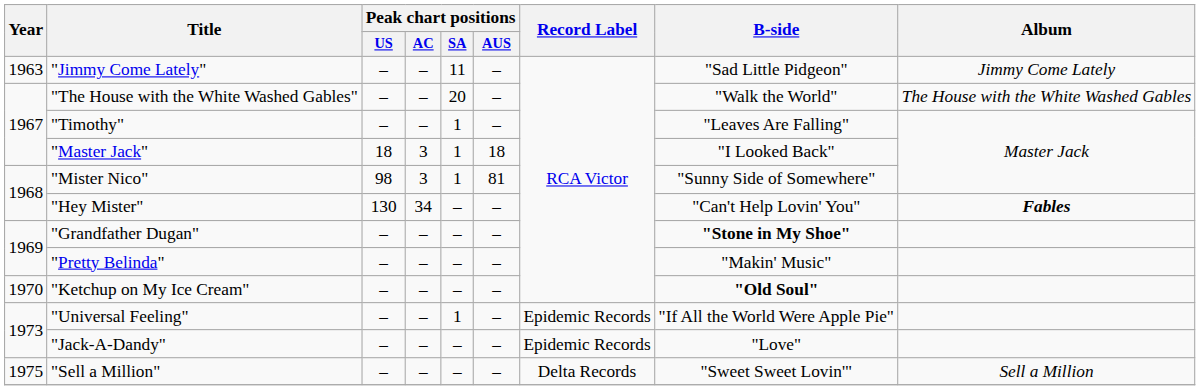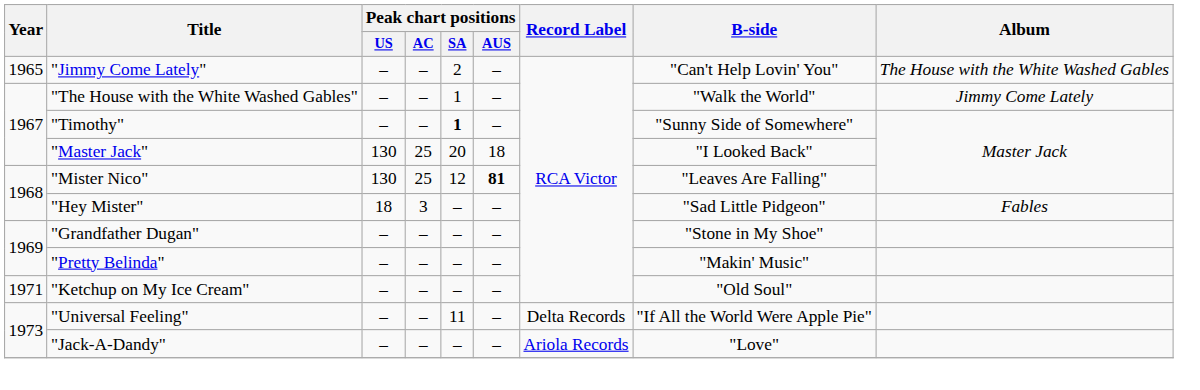(26, 69) 1963 -> (26, 69) 1965
(457, 69) 11 -> (457, 69) 2
(776, 69) "Sad Little Pidgeon" -> (754, 69) "Can't Help Lovin' You"
(1046, 69) Jimmy Come Lately -> (1024, 69) The House with the White Washed Gables
(457, 97) 20 -> (457, 97) 1
(1046, 97) The House with the White Washed Gables -> (1024, 97) Jimmy Come Lately
(457, 124) normal -> (457, 124) bold
(776, 124) "Leaves Are Falling" -> (754, 124) "Sunny Side of Somewhere"
(384, 151) 18 -> (384, 151) 130
(423, 151) 3 -> (423, 151) 25
(457, 151) 1 -> (457, 151) 20
(384, 179) 98 -> (384, 179) 130
(423, 179) 3 -> (423, 179) 25
(457, 179) 1 -> (457, 179) 12
(497, 179) normal -> (497, 179) bold
(776, 179) "Sunny Side of Somewhere" -> (754, 179) "Leaves Are Falling"
(384, 206) 130 -> (384, 206) 18
(423, 206) 34 -> (423, 206) 3
(776, 206) "Can't Help Lovin' You" -> (754, 206) "Sad Little Pidgeon"
(1046, 206) bold -> (1024, 206) normal
(776, 234) bold -> (754, 234) normal
(26, 288) 1970 -> (26, 288) 1971
(776, 288) bold -> (754, 288) normal
(457, 316) 1 -> (457, 316) 11
(587, 316) Epidemic Records -> (576, 316) Delta Records
(587, 343) Epidemic Records -> (576, 343) Ariola Records
- row: (106, 371)
